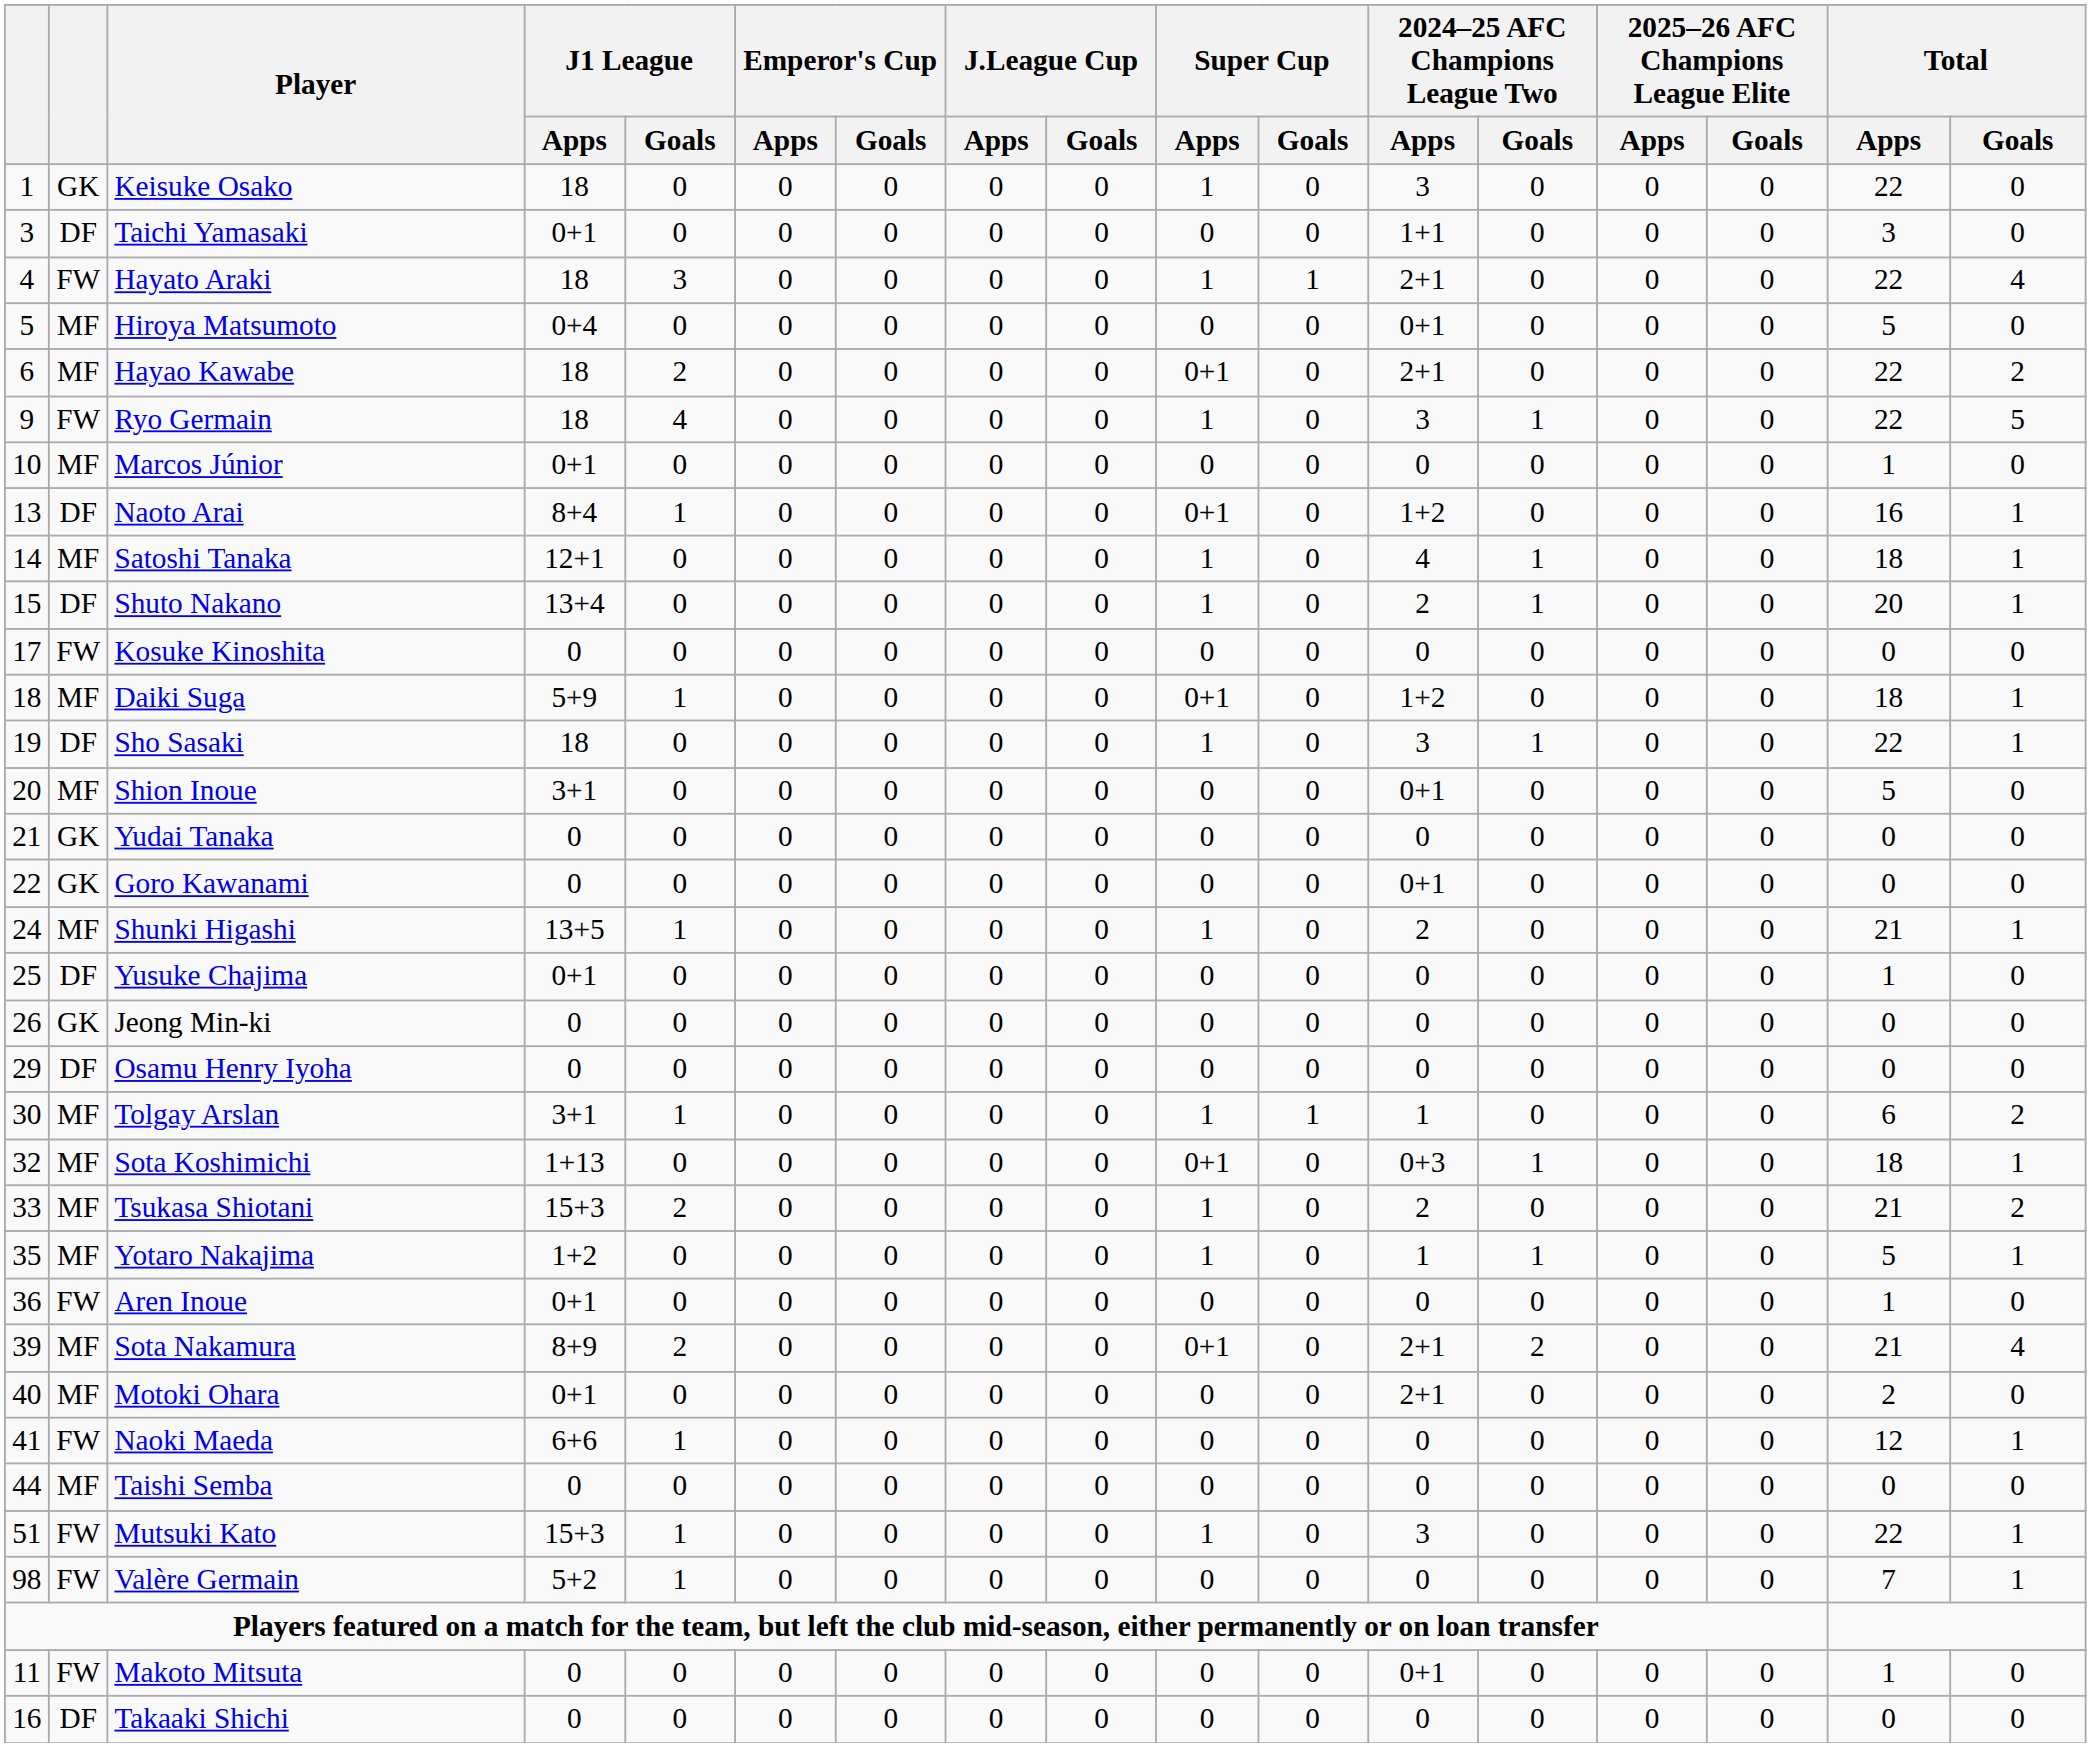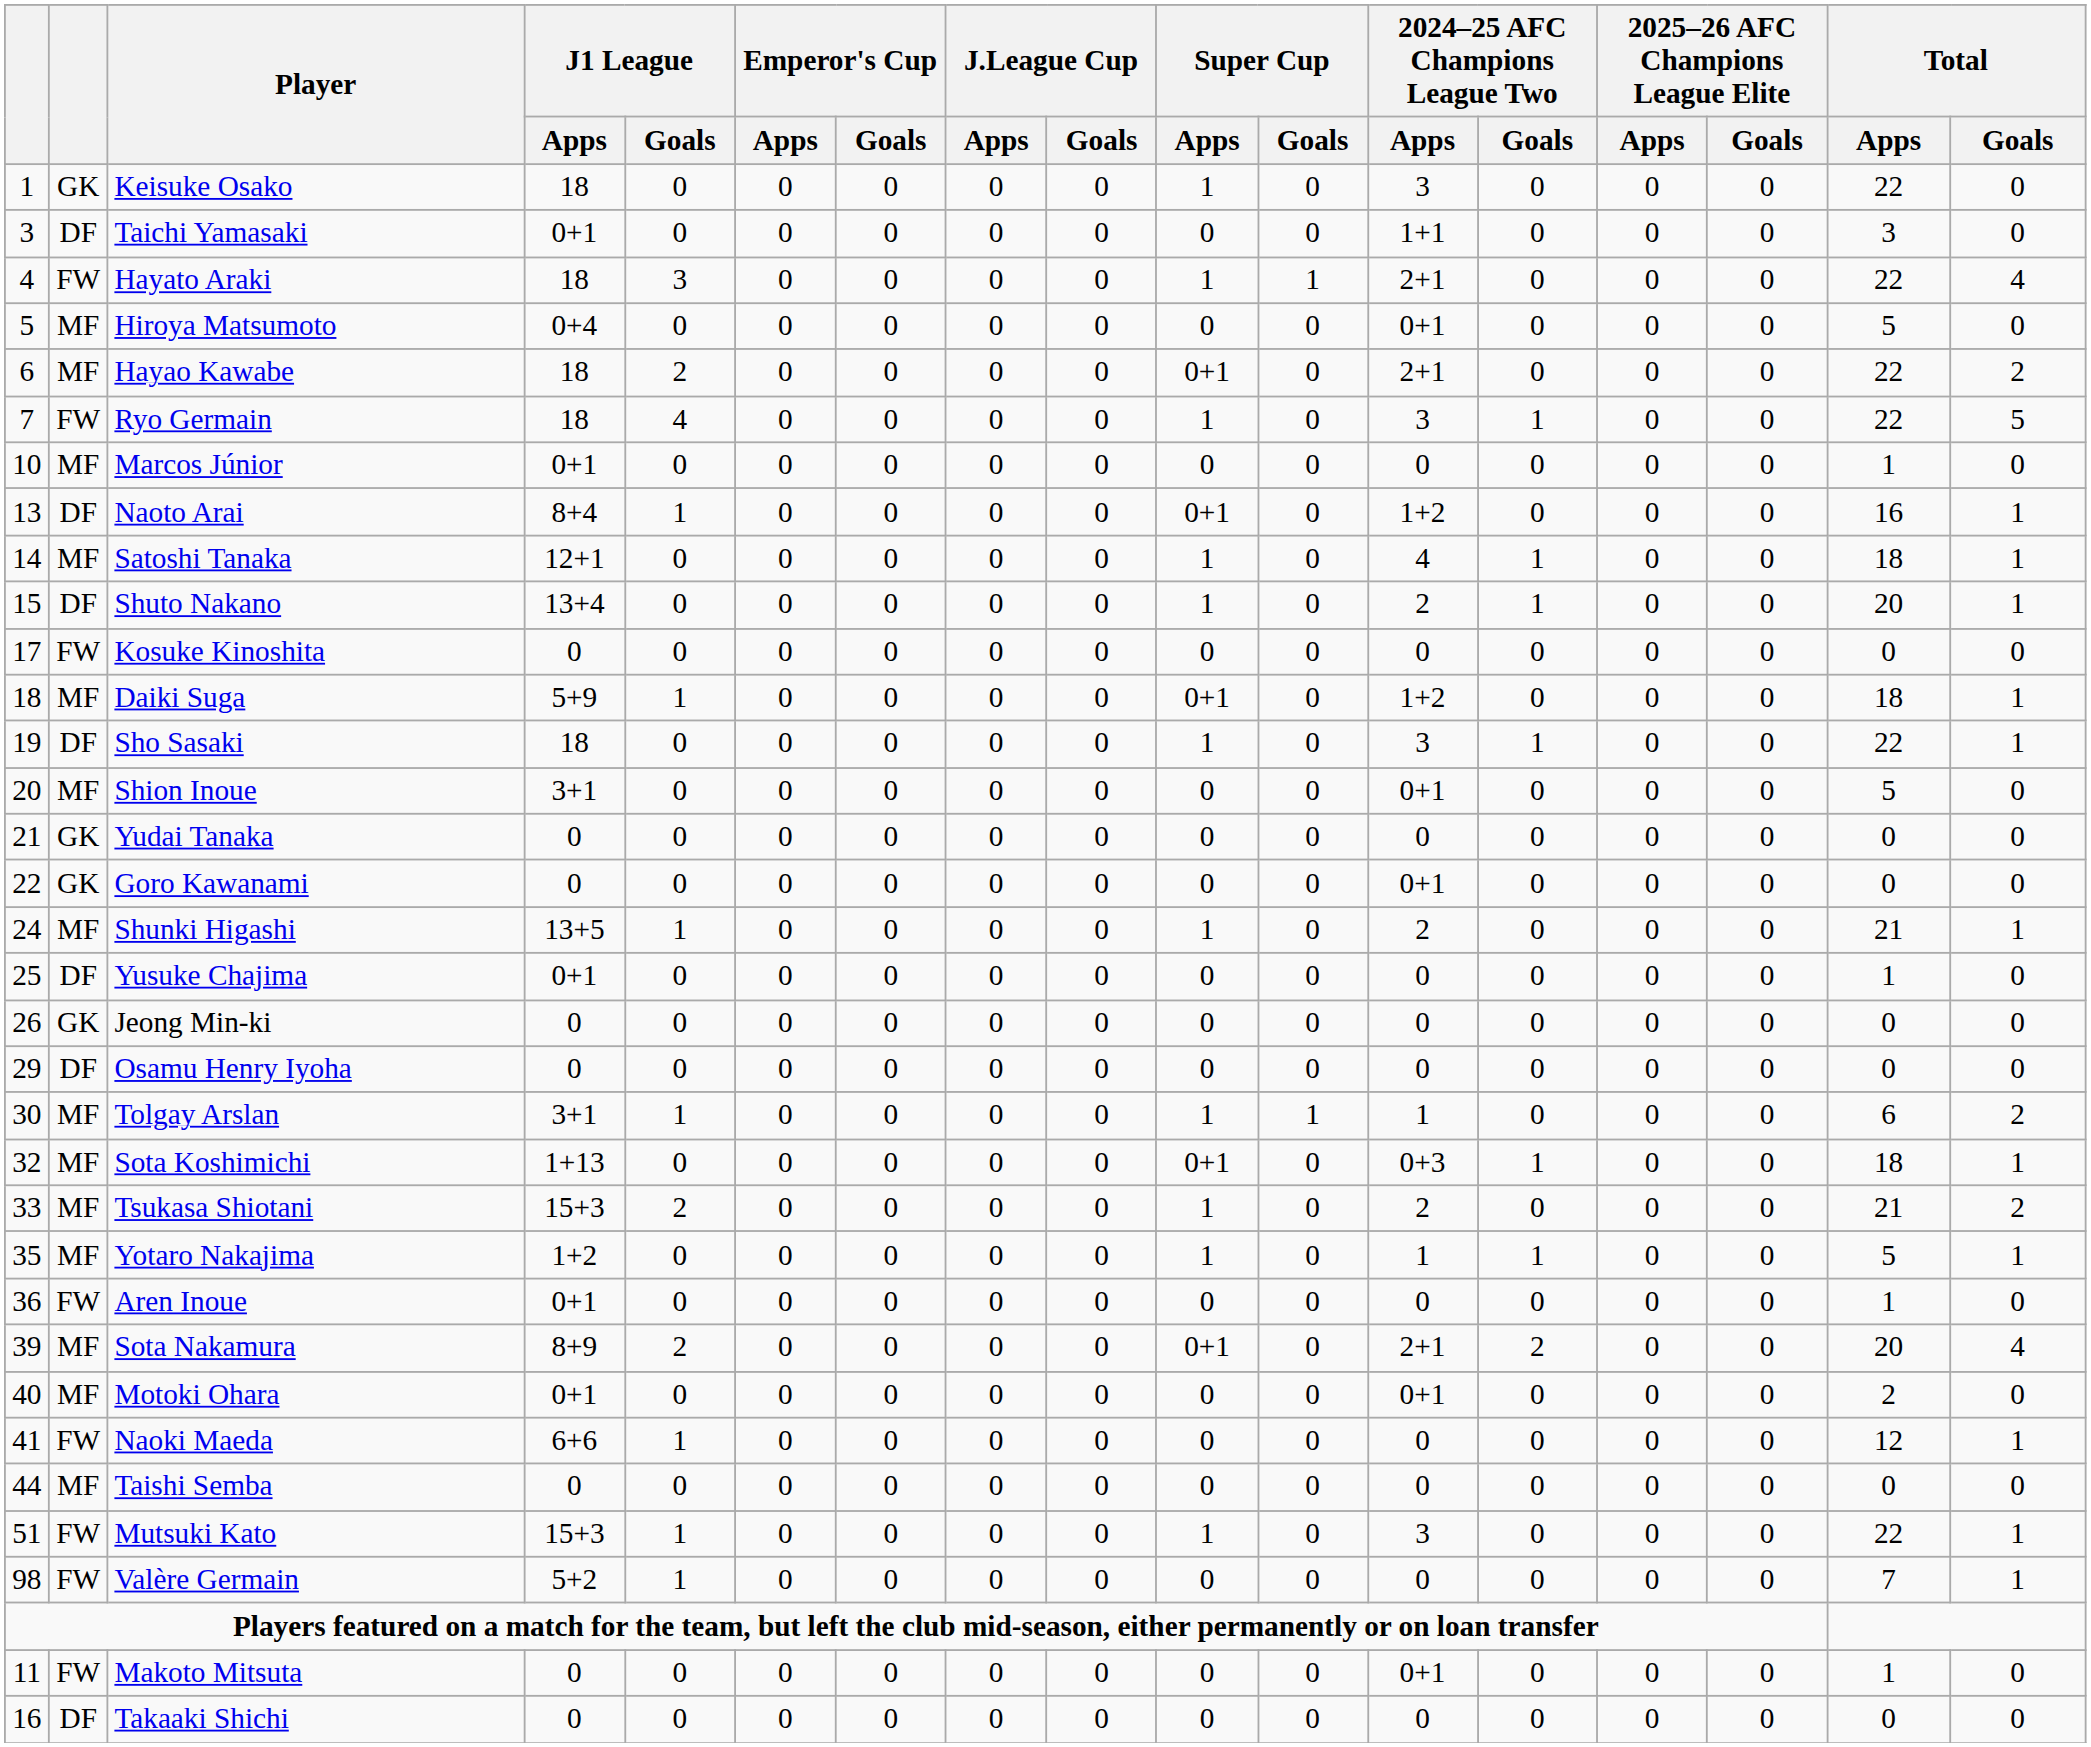(27, 418) 9 -> (27, 418) 7
(1889, 1347) 21 -> (1889, 1347) 20
(1423, 1393) 2+1 -> (1423, 1393) 0+1
